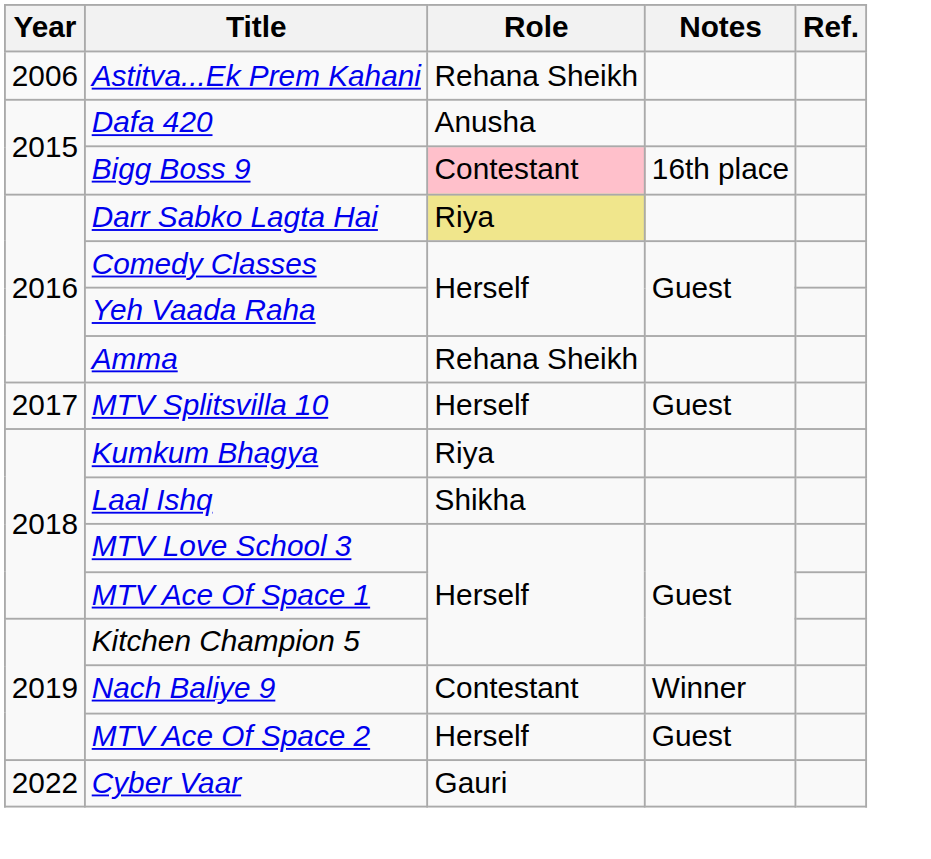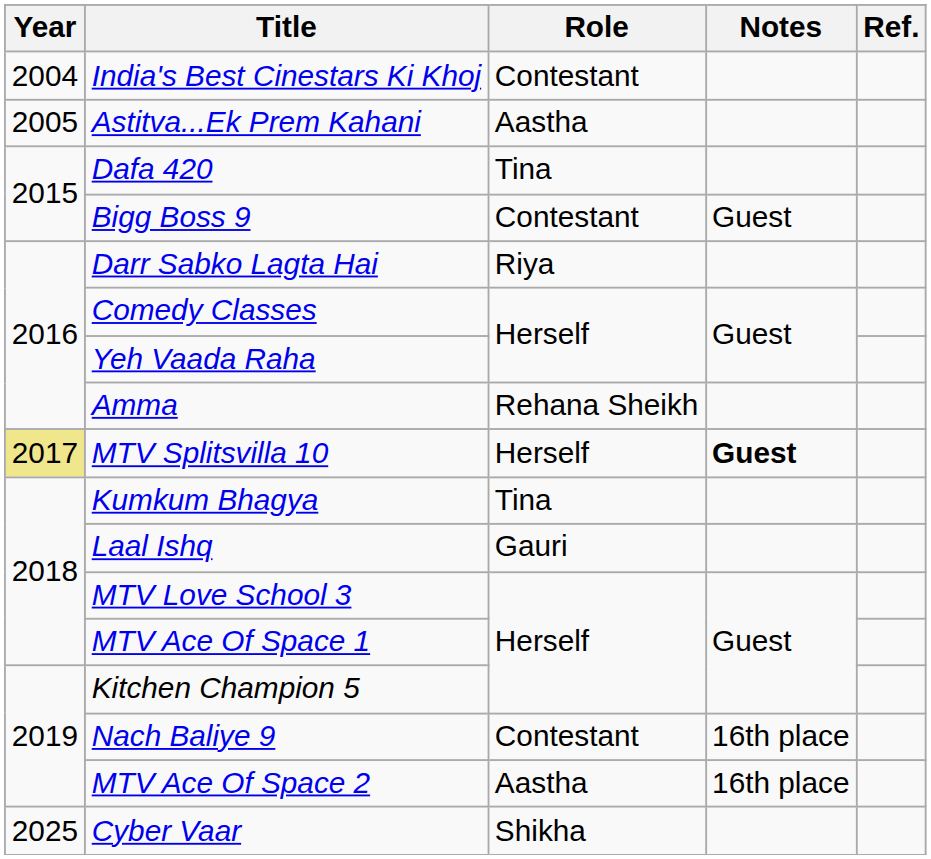+ row: (286, 75)
(45, 75) 2006 -> (45, 122) 2005
(536, 75) Rehana Sheikh -> (541, 122) Aastha
(485, 122) Anusha -> (523, 169) Tina
(507, 169) pink background -> (567, 216) no background
(721, 169) 16th place -> (752, 216) Guest
(464, 216) khaki background -> (525, 264) no background
(45, 405) no background -> (45, 452) khaki background
(692, 405) normal -> (754, 452) bold
(464, 452) Riya -> (523, 500) Tina
(480, 500) Shikha -> (531, 547) Gauri
(699, 688) Winner -> (781, 736) 16th place
(482, 736) Herself -> (541, 783) Aastha
(692, 736) Guest -> (781, 783) 16th place
(45, 783) 2022 -> (45, 830) 2025
(471, 783) Gauri -> (540, 830) Shikha
